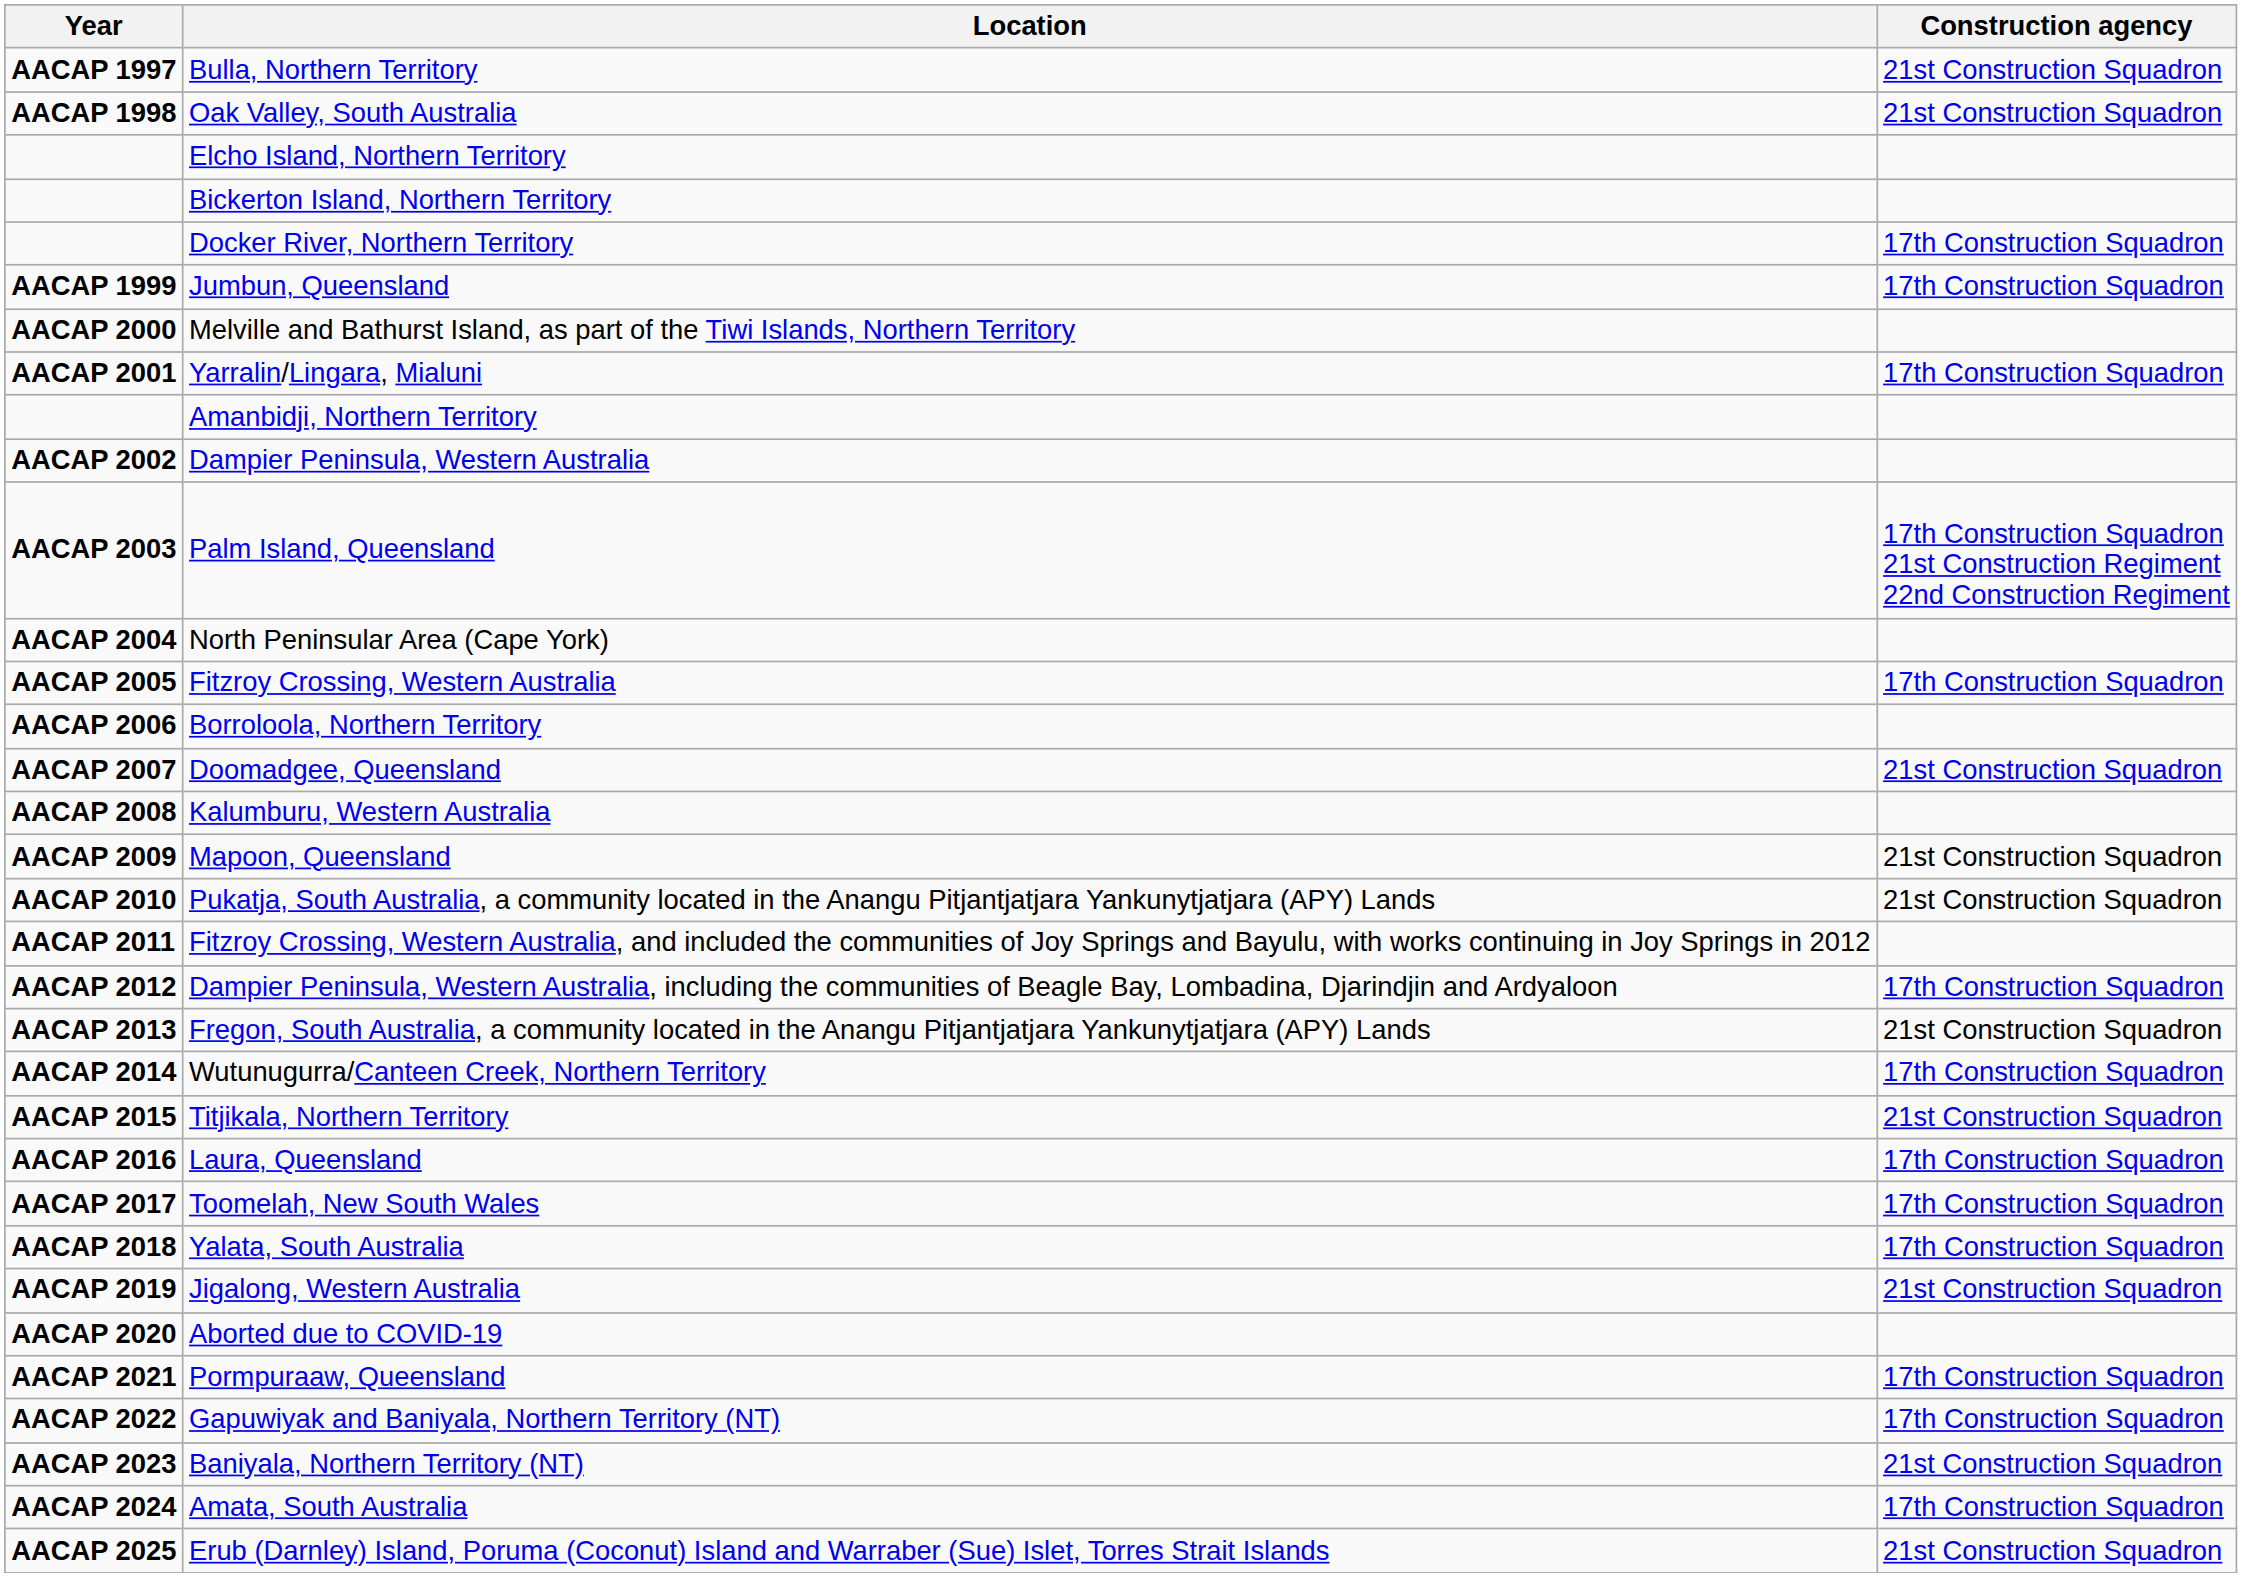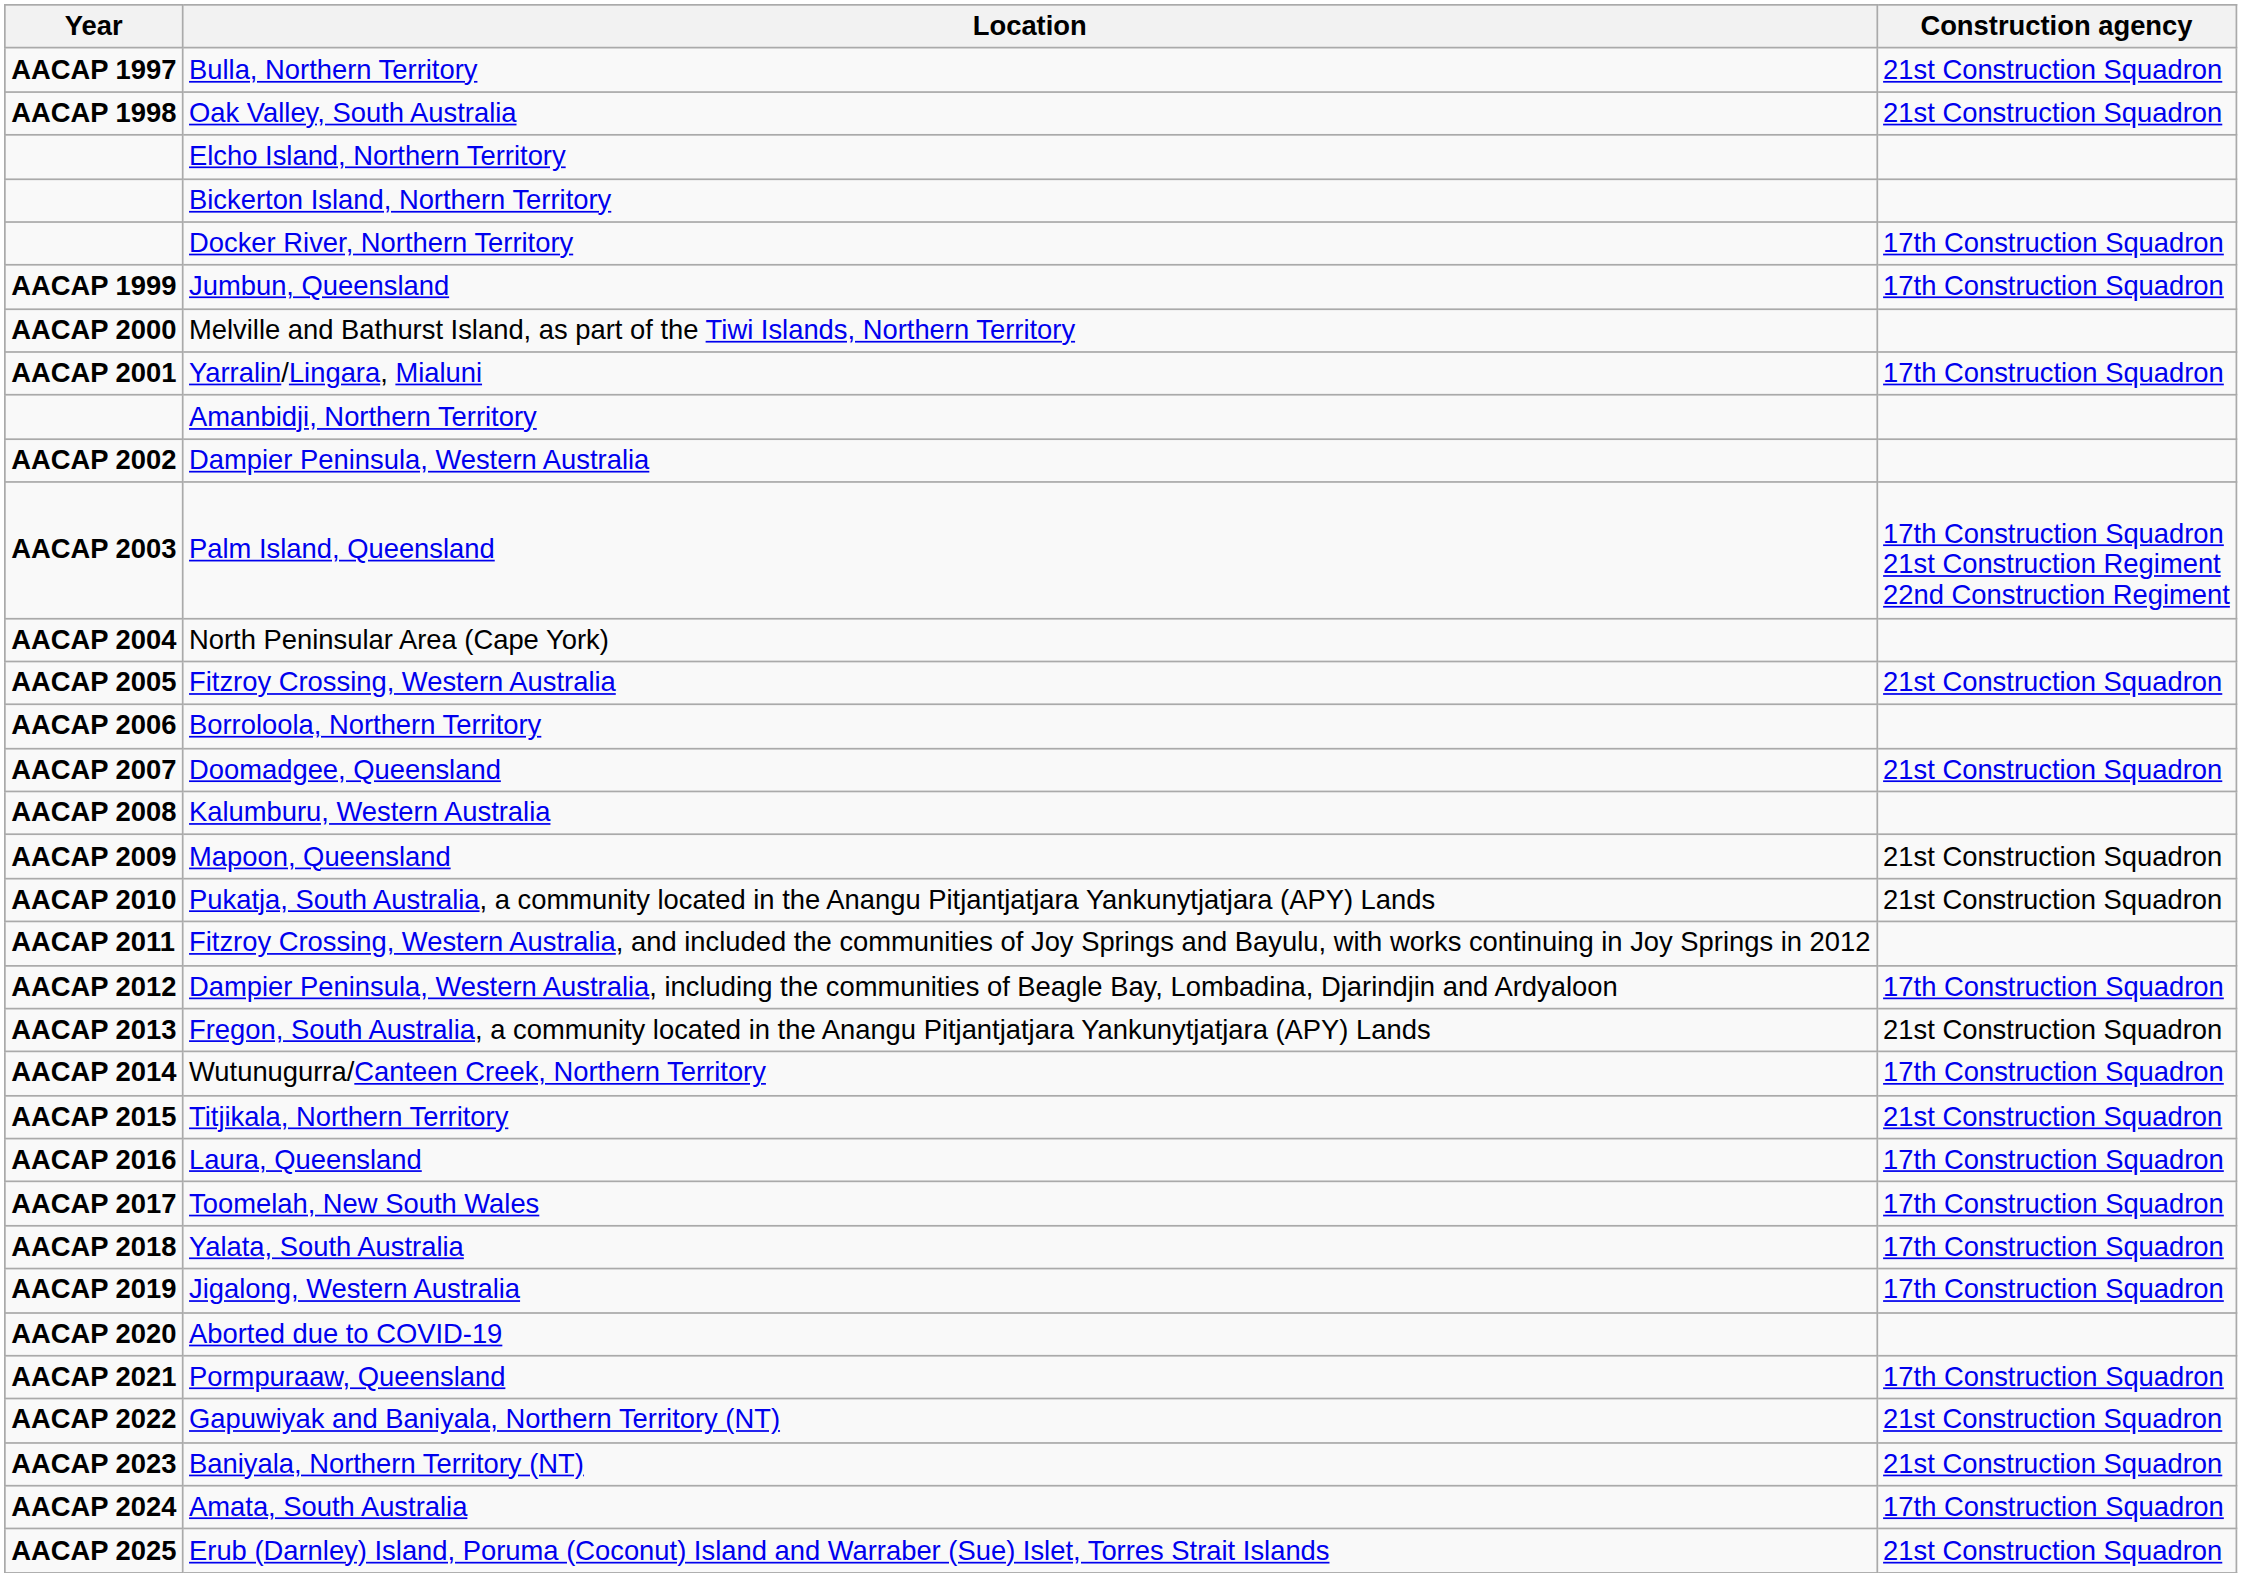(2053, 682) 17th Construction Squadron -> (2053, 682) 21st Construction Squadron
(2053, 1290) 21st Construction Squadron -> (2053, 1290) 17th Construction Squadron
(2053, 1420) 17th Construction Squadron -> (2053, 1420) 21st Construction Squadron
